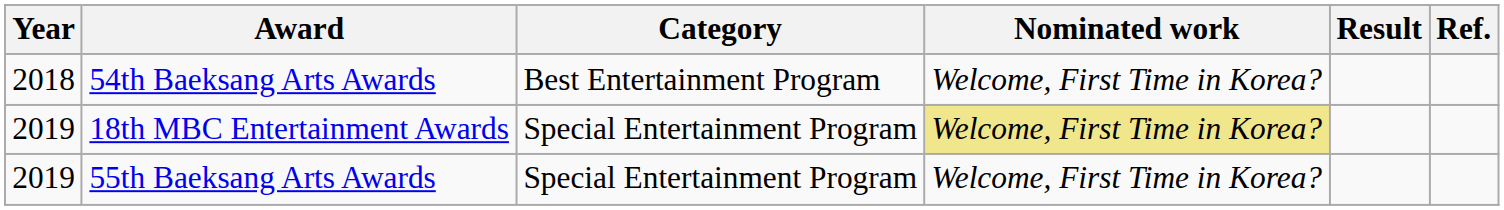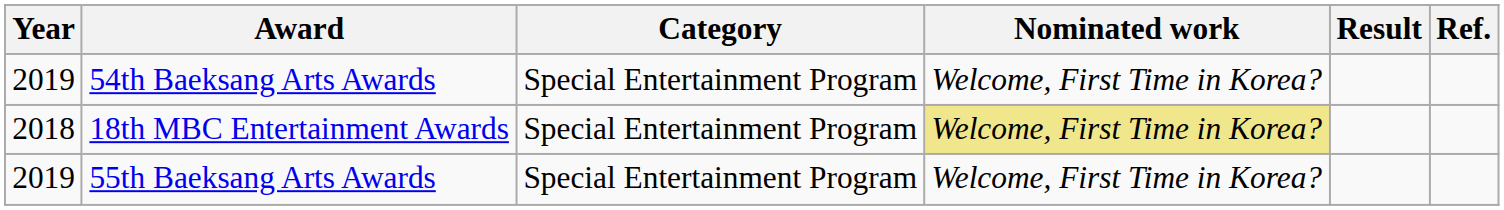(44, 79) 2018 -> (44, 79) 2019
(702, 79) Best Entertainment Program -> (720, 79) Special Entertainment Program
(44, 128) 2019 -> (44, 128) 2018
